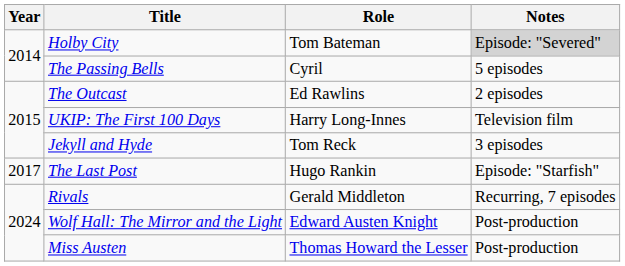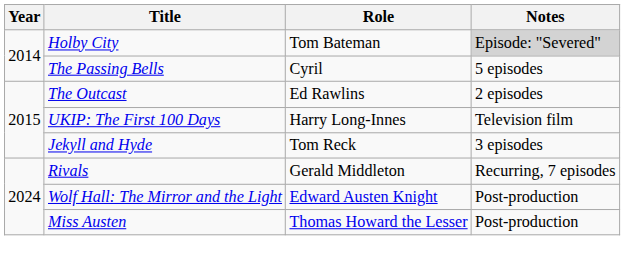- row: (92, 171)
